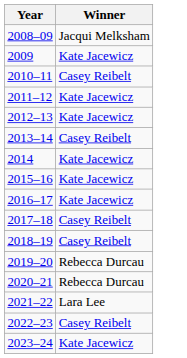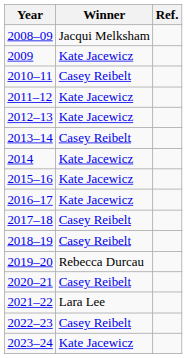+ column: (167, 14)
(101, 281) Rebecca Durcau -> (95, 281) Casey Reibelt
